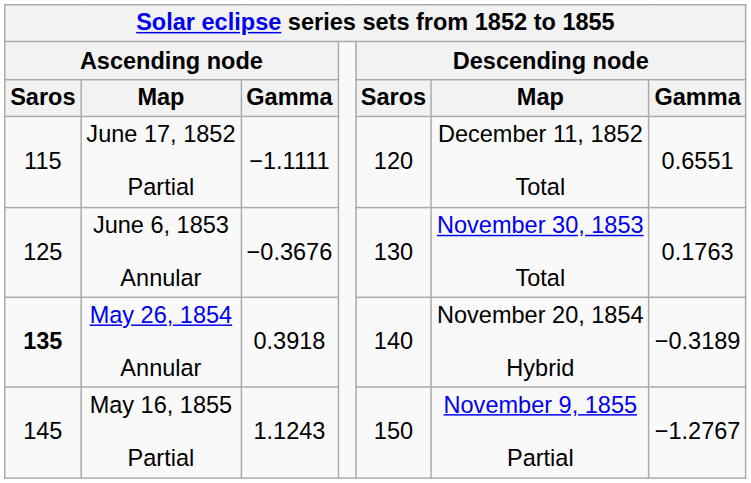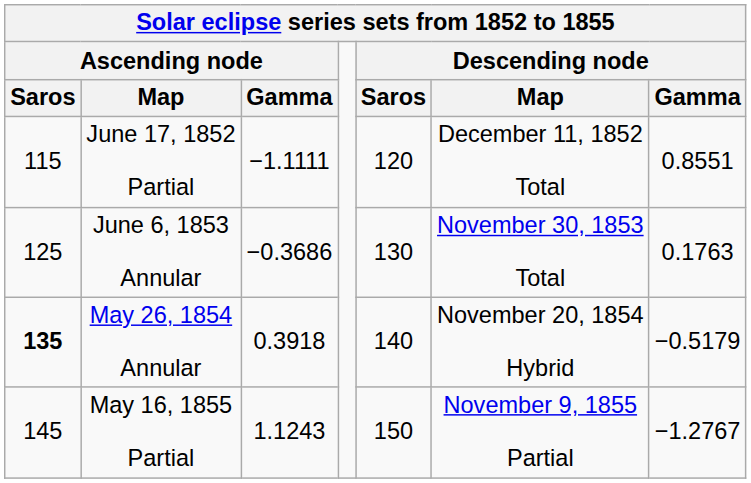(698, 161) 0.6551 -> (698, 161) 0.8551
(289, 251) −0.3676 -> (289, 251) −0.3686
(698, 341) −0.3189 -> (698, 341) −0.5179
